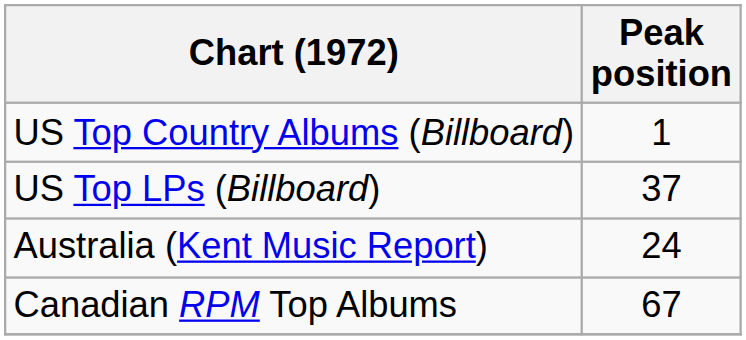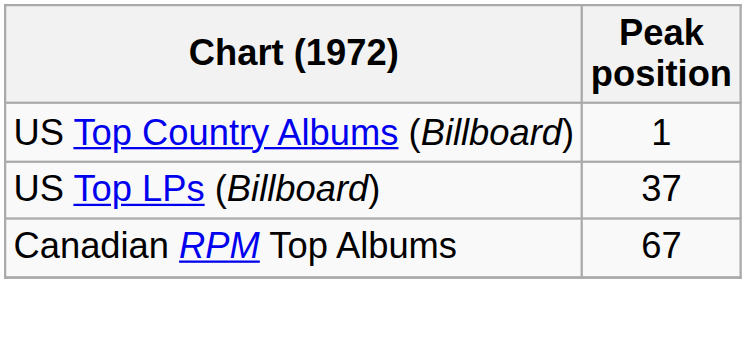- row: (251, 246)
